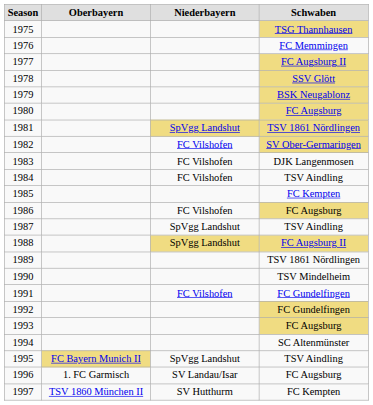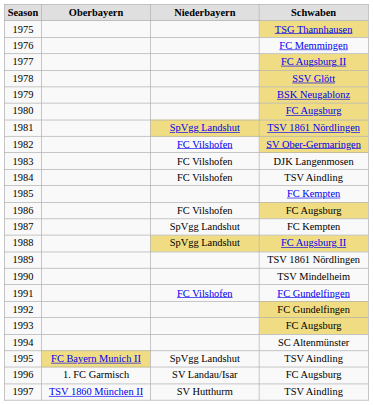(314, 227) TSV Aindling -> (314, 227) FC Kempten
(314, 392) FC Kempten -> (314, 392) TSV Aindling
